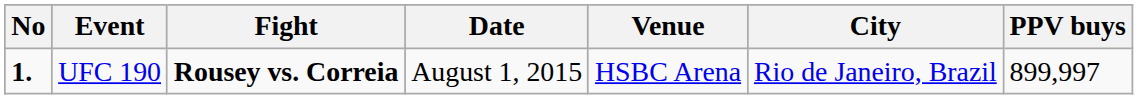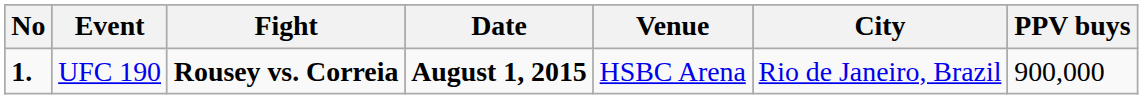(497, 70) normal -> (499, 70) bold
(1055, 70) 899,997 -> (1059, 70) 900,000
